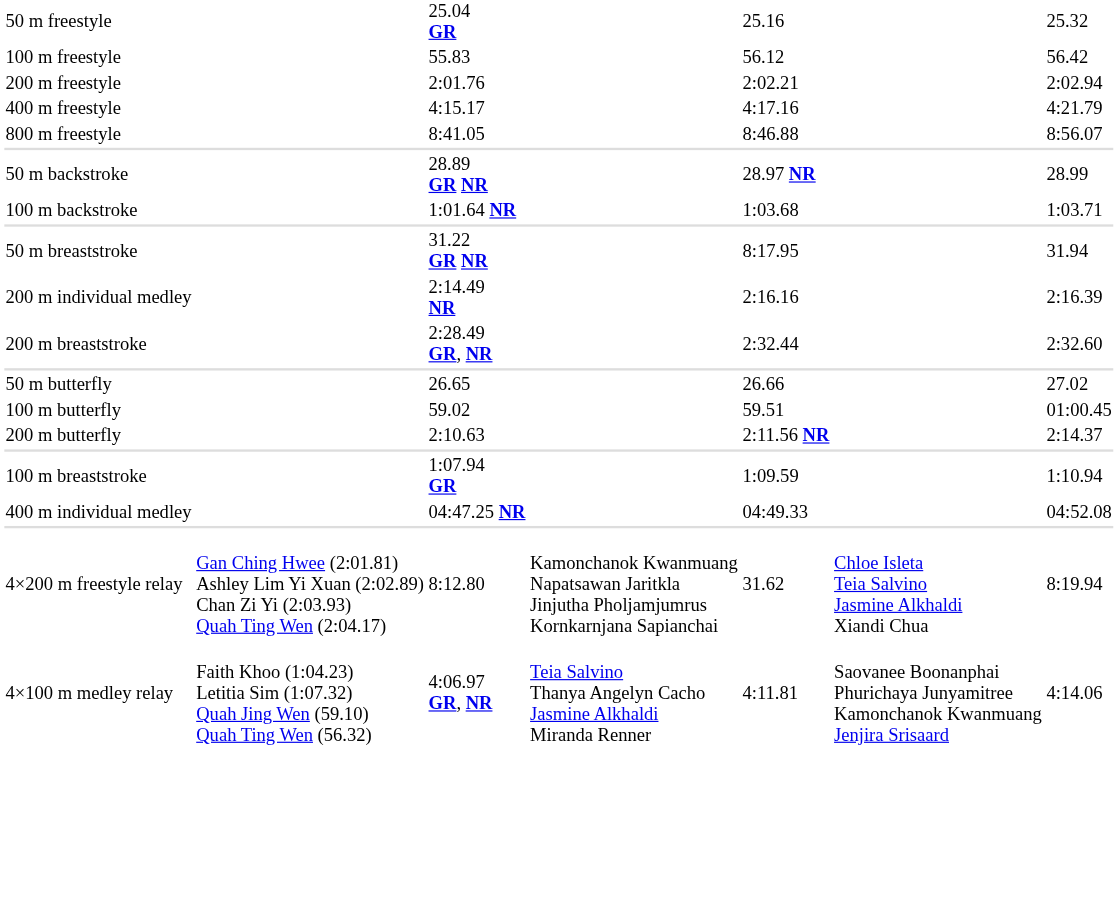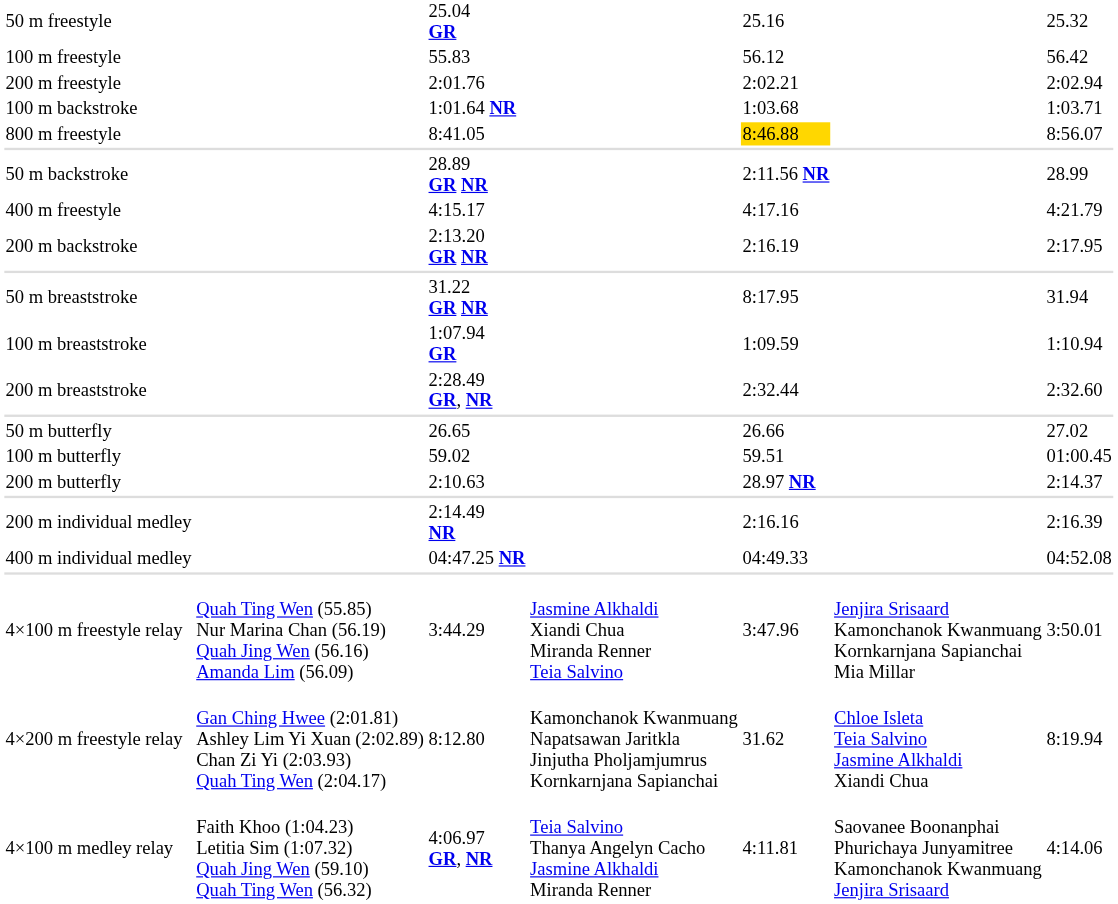rows swapped: (63, 108) <-> (71, 210)
(771, 133) no background -> (771, 133) gold background
(779, 174) 28.97 NR -> (786, 174) 2:11.56 NR
+ row: (71, 246)
rows swapped: (76, 475) <-> (99, 297)
(786, 435) 2:11.56 NR -> (779, 481) 28.97 NR
+ row: (94, 630)
